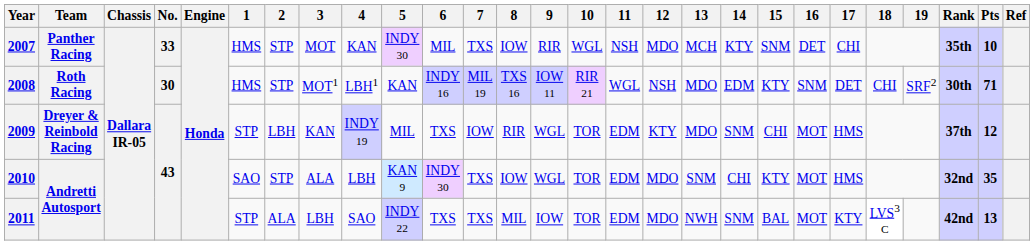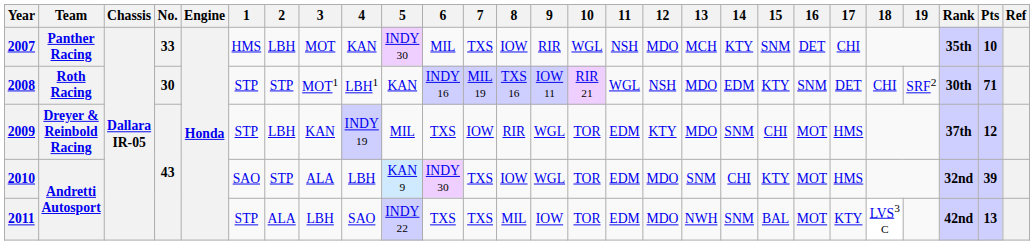(282, 46) STP -> (282, 46) LBH
(246, 85) HMS -> (246, 85) STP
(990, 179) 35 -> (990, 179) 39
